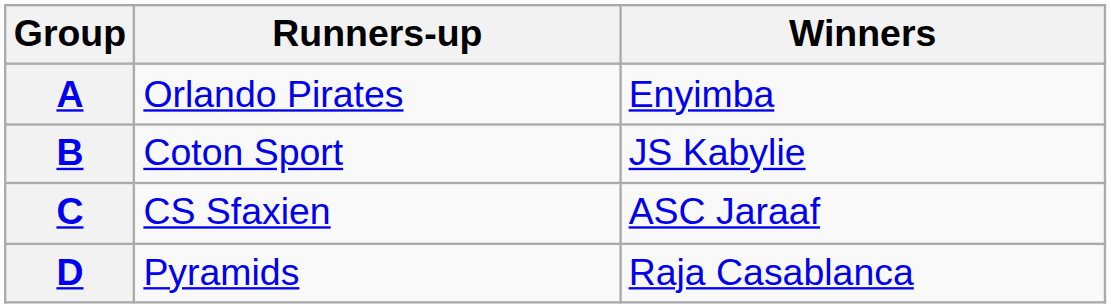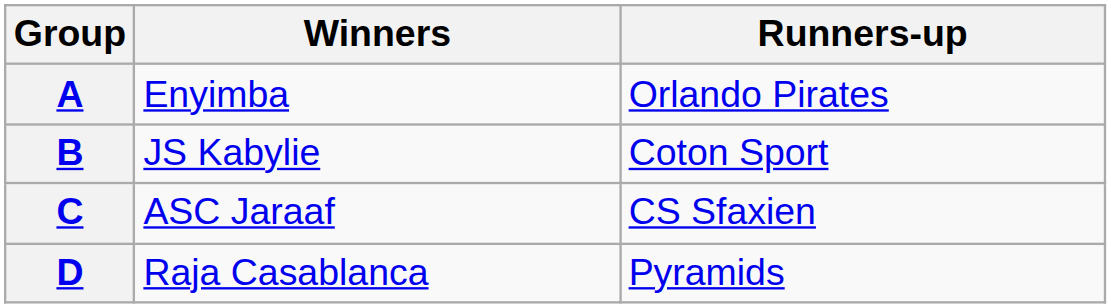columns swapped: (863, 34) <-> (377, 34)
